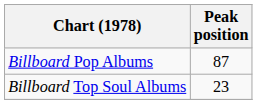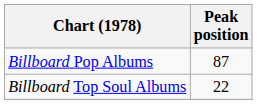(221, 86) 23 -> (221, 86) 22
